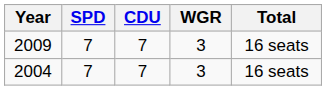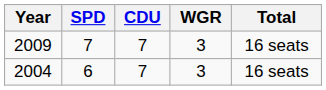(88, 71) 7 -> (88, 71) 6
